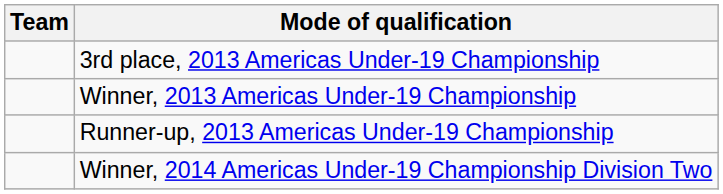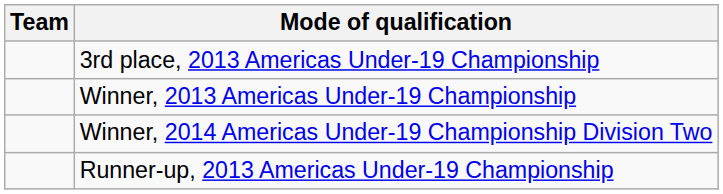rows swapped: (396, 170) <-> (347, 133)
